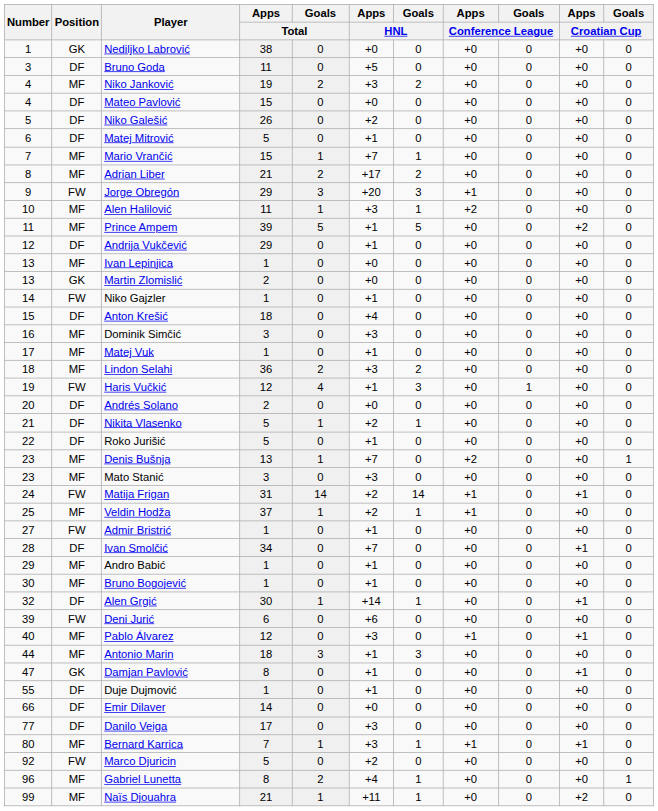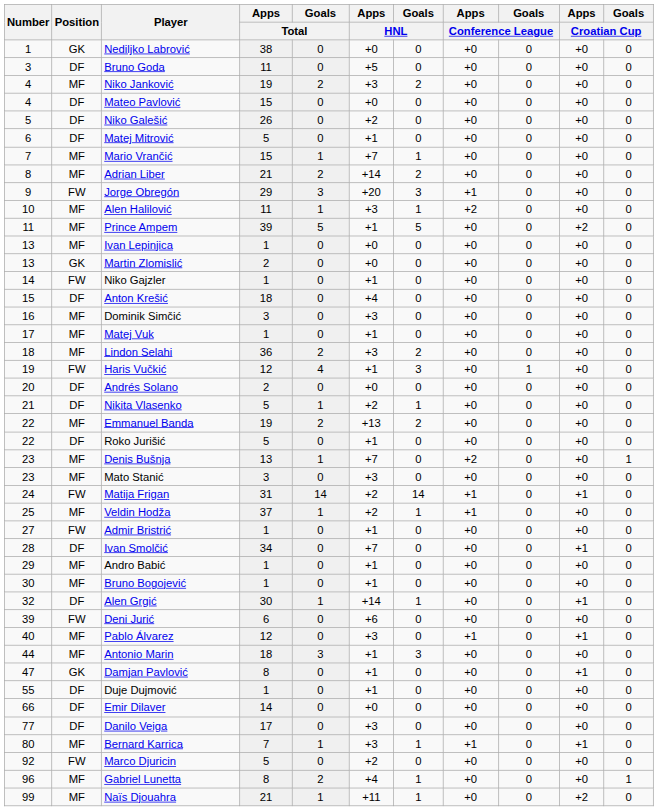(371, 174) +17 -> (371, 174) +14
- row: (146, 245)
+ row: (149, 423)
